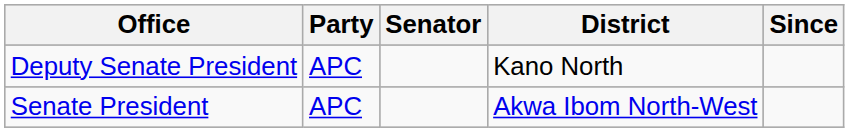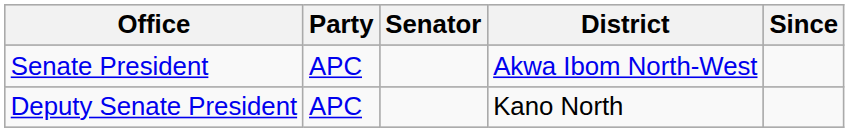rows swapped: (110, 106) <-> (154, 65)
